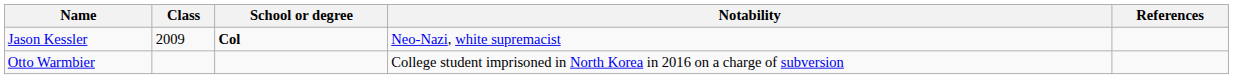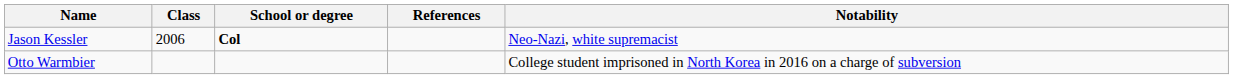columns swapped: (750, 16) <-> (1170, 16)
(170, 39) 2009 -> (170, 39) 2006
